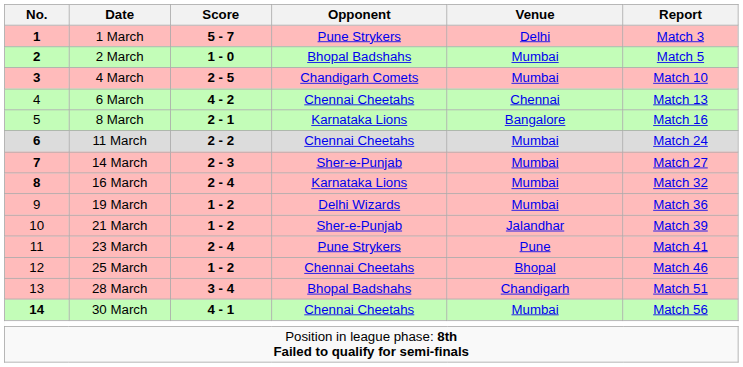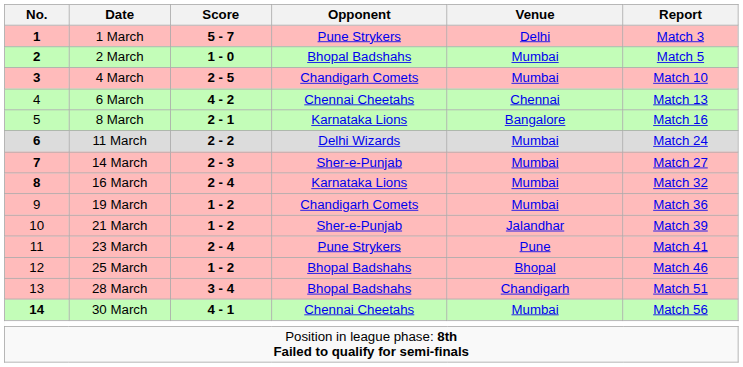(359, 141) Chennai Cheetahs -> (359, 141) Delhi Wizards
(359, 204) Delhi Wizards -> (359, 204) Chandigarh Comets
(359, 267) Chennai Cheetahs -> (359, 267) Bhopal Badshahs
